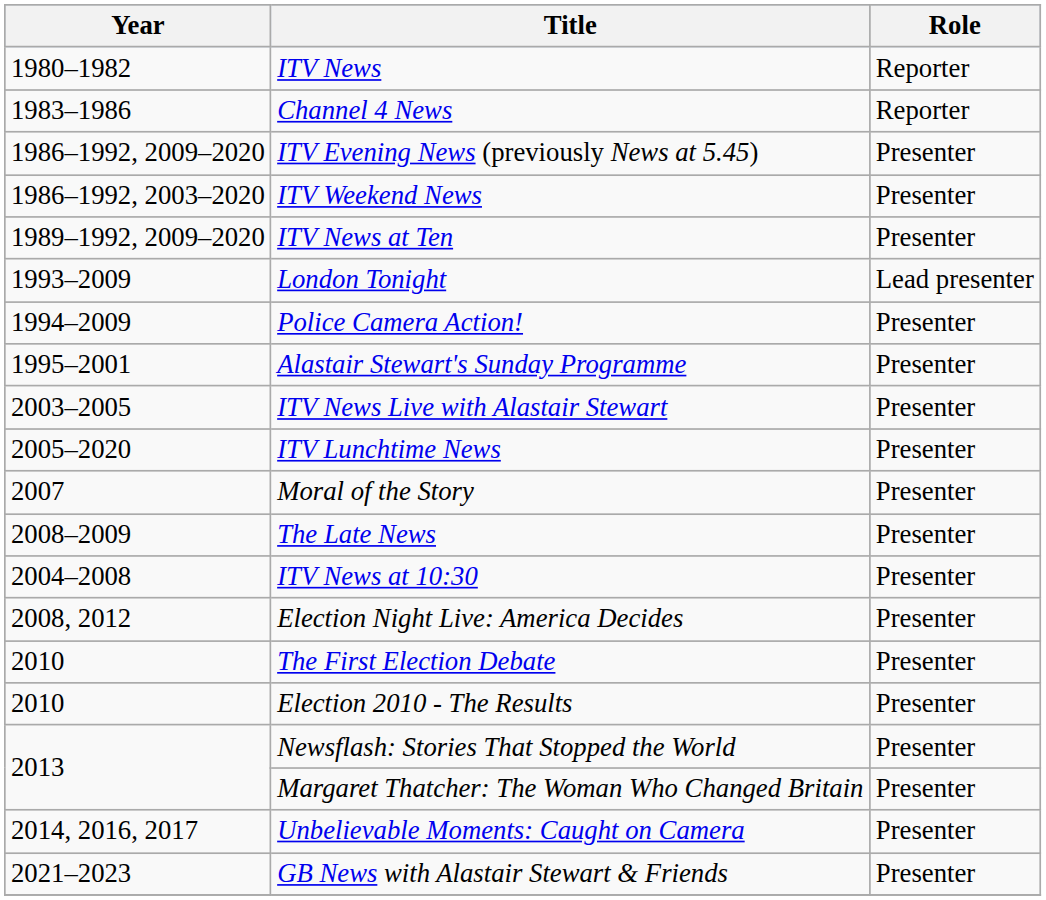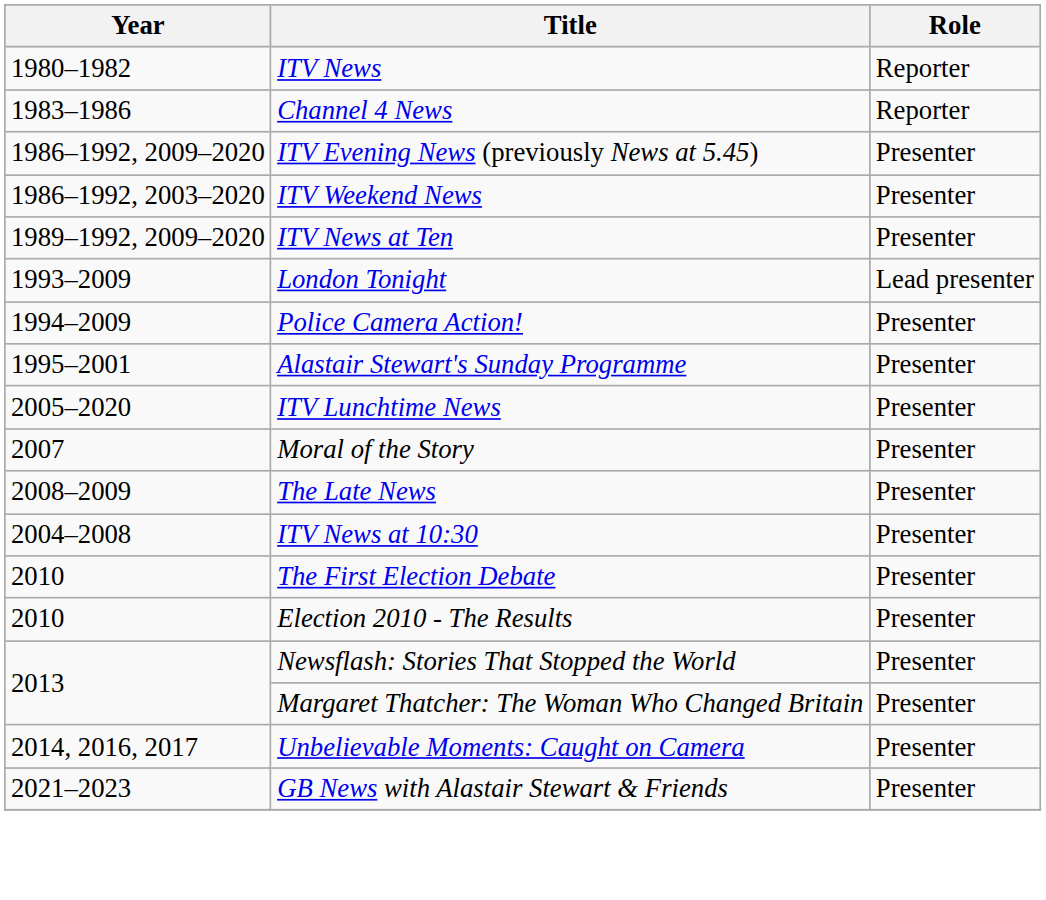- row: (472, 407)
- row: (480, 618)
